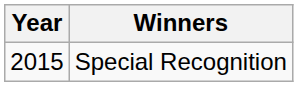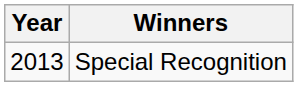(37, 61) 2015 -> (37, 61) 2013
